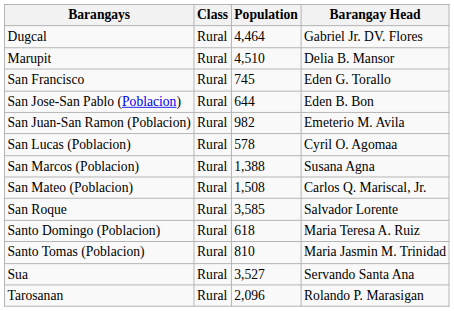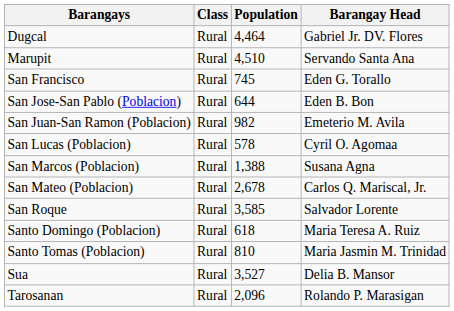(349, 58) Delia B. Mansor -> (359, 58) Servando Santa Ana
(250, 187) 1,508 -> (250, 187) 2,678
(359, 274) Servando Santa Ana -> (349, 274) Delia B. Mansor
